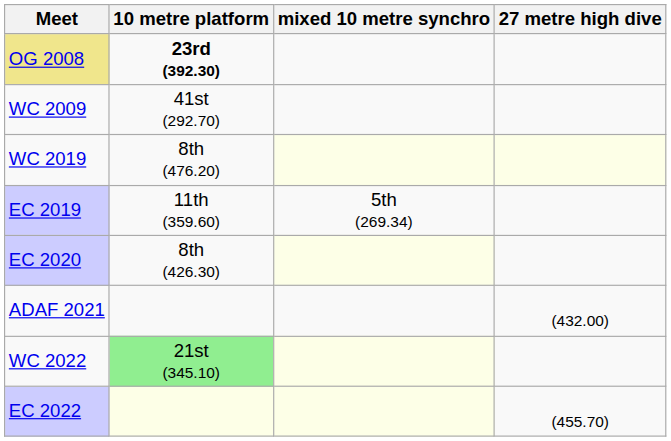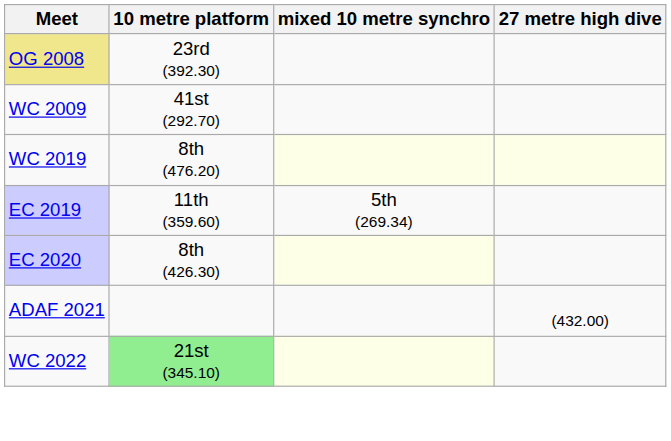(191, 59) bold -> (191, 59) normal
- row: (45, 411)
